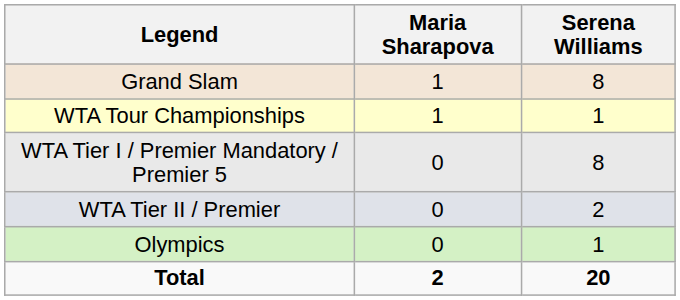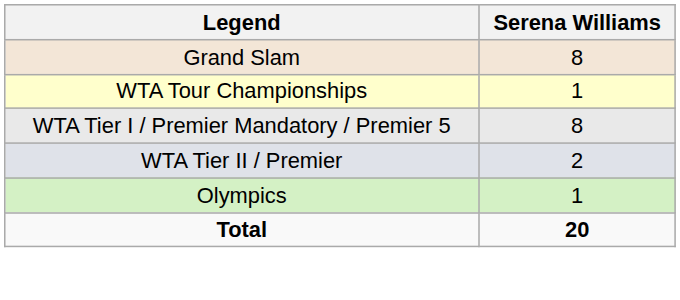- column: (438, 35)
